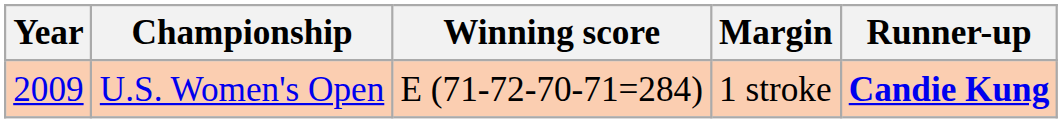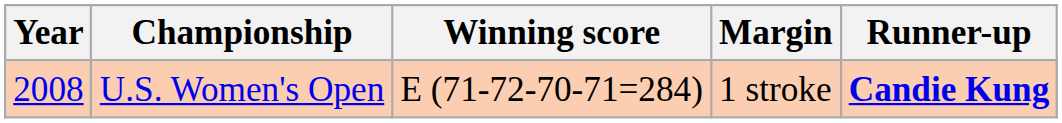(48, 88) 2009 -> (48, 88) 2008
